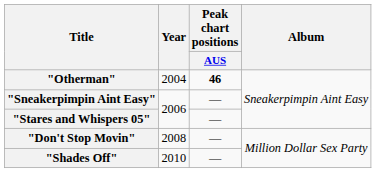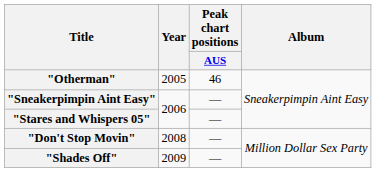(174, 79) 2004 -> (174, 79) 2005
(215, 79) bold -> (215, 79) normal
(174, 157) 2010 -> (174, 157) 2009
